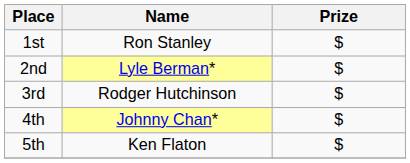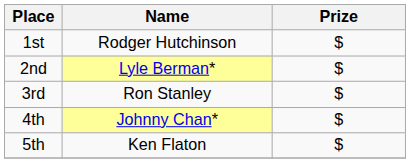(167, 42) Ron Stanley -> (167, 42) Rodger Hutchinson
(167, 94) Rodger Hutchinson -> (167, 94) Ron Stanley
